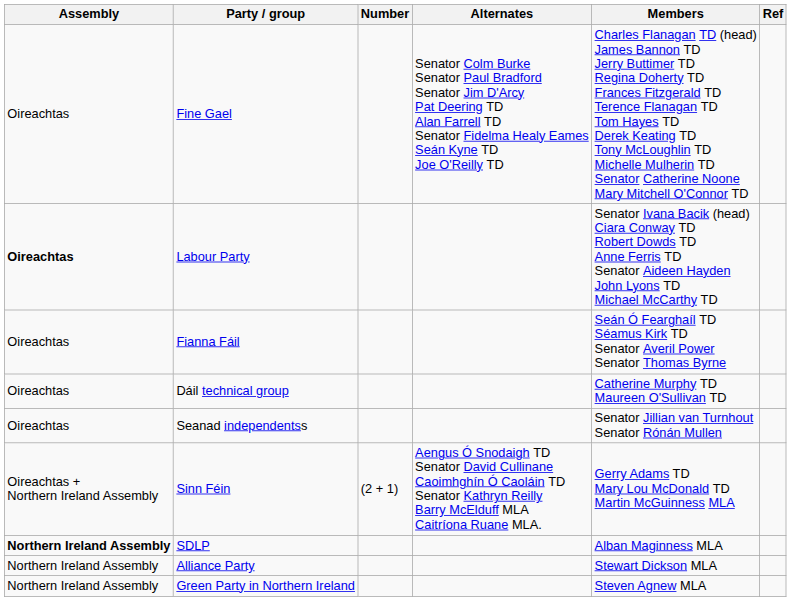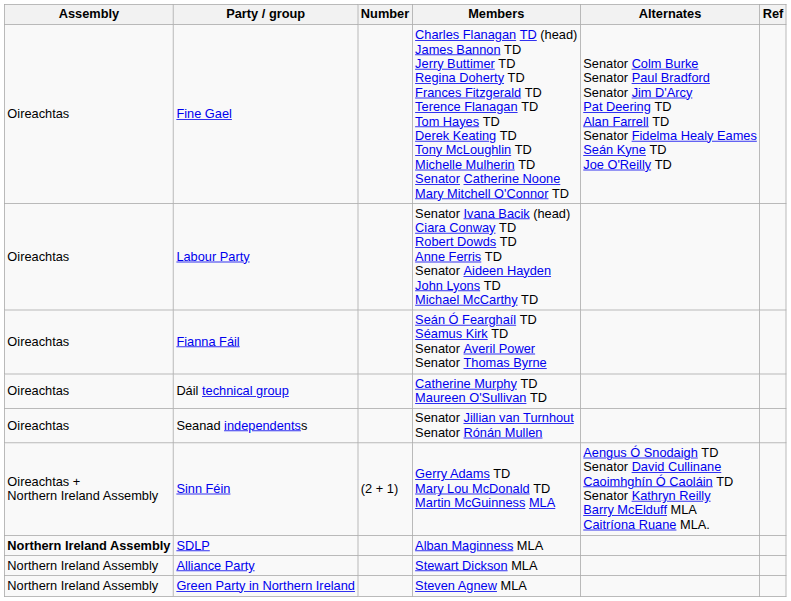columns swapped: (676, 14) <-> (502, 14)
(40, 256) bold -> (38, 256) normal
